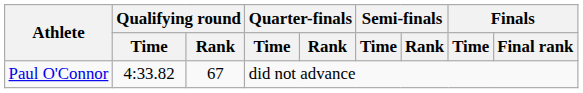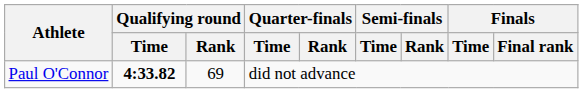(149, 74) normal -> (149, 74) bold
(215, 74) 67 -> (216, 74) 69
